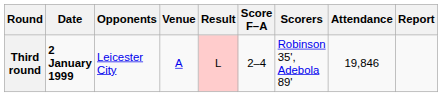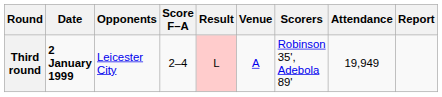columns swapped: (179, 19) <-> (257, 19)
(362, 63) 19,846 -> (362, 63) 19,949
